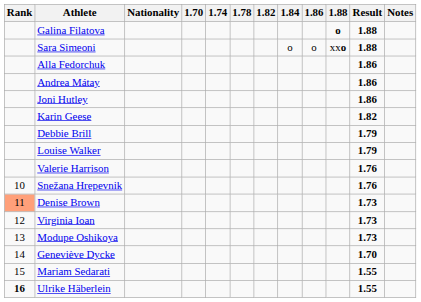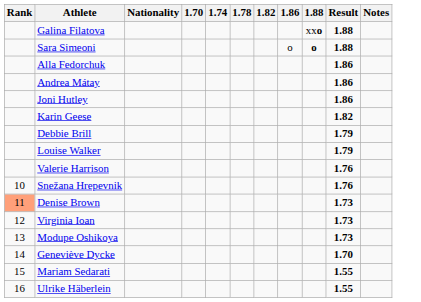- column: (290, 13)
(338, 30) o -> (314, 30) xxo
(338, 47) xxo -> (314, 47) o
(20, 289) bold -> (20, 289) normal
